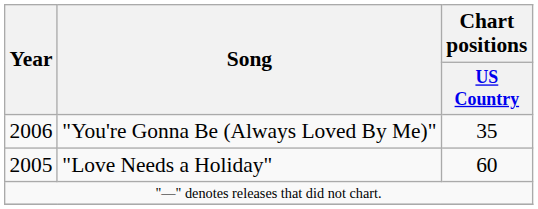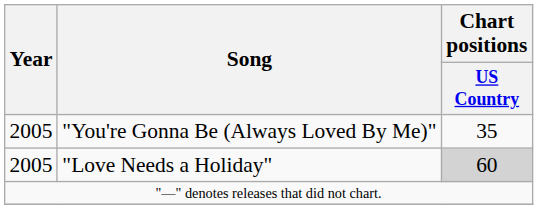(31, 130) 2006 -> (31, 130) 2005
(487, 164) no background -> (487, 164) lightgrey background
